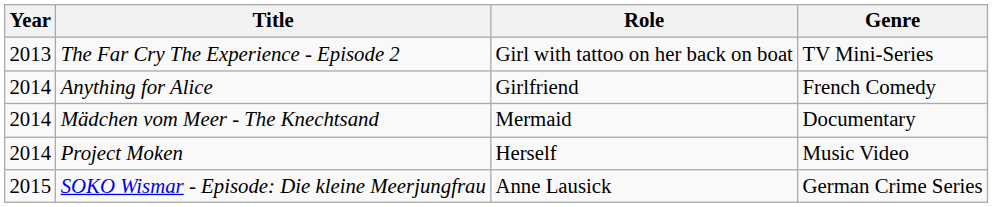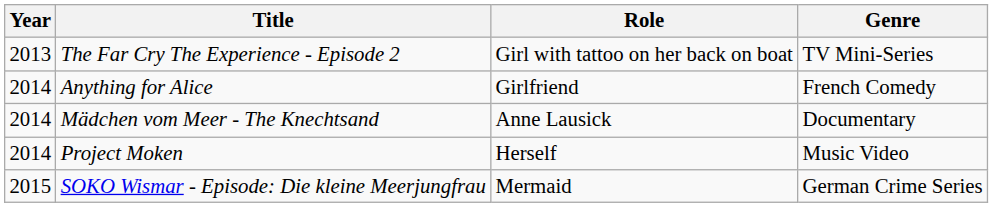(534, 119) Mermaid -> (553, 119) Anne Lausick
(553, 185) Anne Lausick -> (534, 185) Mermaid
